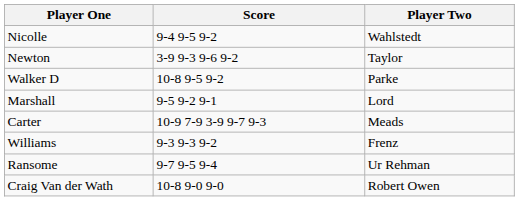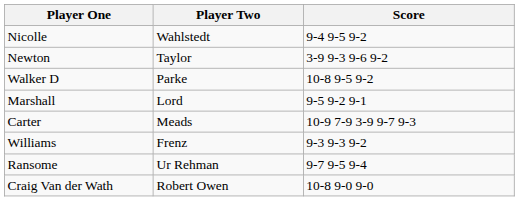columns swapped: (439, 15) <-> (259, 15)
